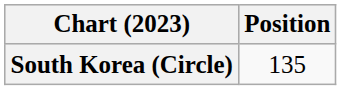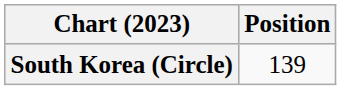(287, 63) 135 -> (287, 63) 139
